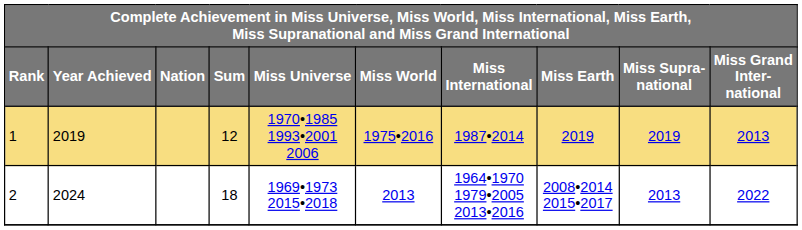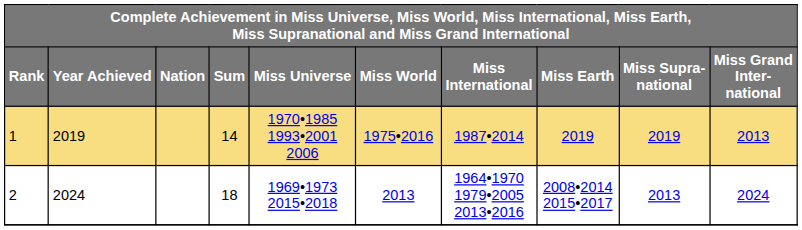(229, 136) 12 -> (229, 136) 14
(753, 195) 2022 -> (753, 195) 2024
